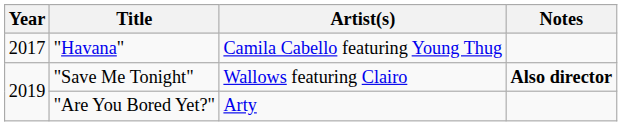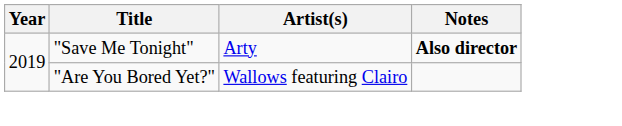- row: (89, 47)
(315, 76) Wallows featuring Clairo -> (240, 47) Arty
(240, 105) Arty -> (315, 76) Wallows featuring Clairo
